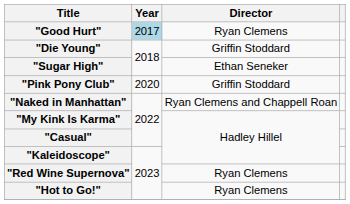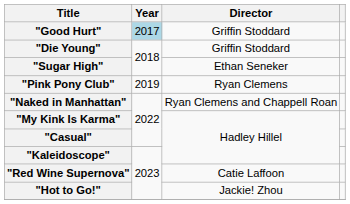(251, 31) Ryan Clemens -> (251, 31) Griffin Stoddard
(147, 84) 2020 -> (147, 84) 2019
(251, 84) Griffin Stoddard -> (251, 84) Ryan Clemens
(251, 173) Ryan Clemens -> (251, 173) Catie Laffoon
(251, 191) Ryan Clemens -> (251, 191) Jackie! Zhou
